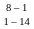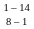rows swapped: (17, 22) <-> (17, 7)
